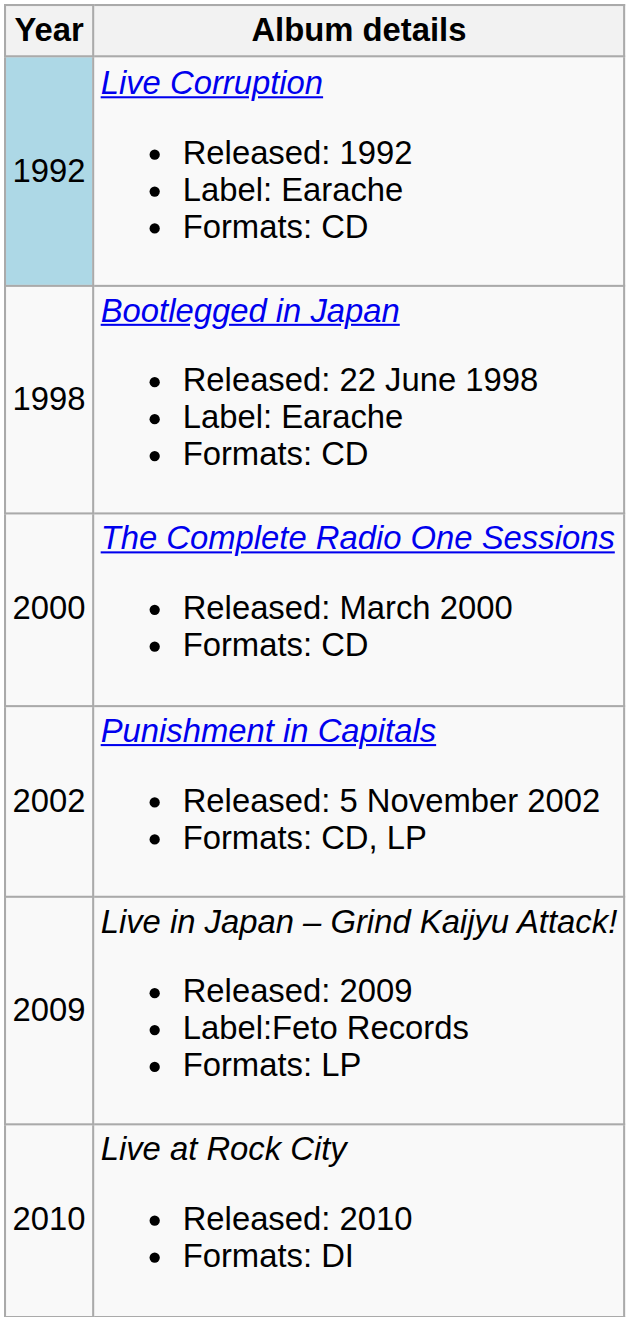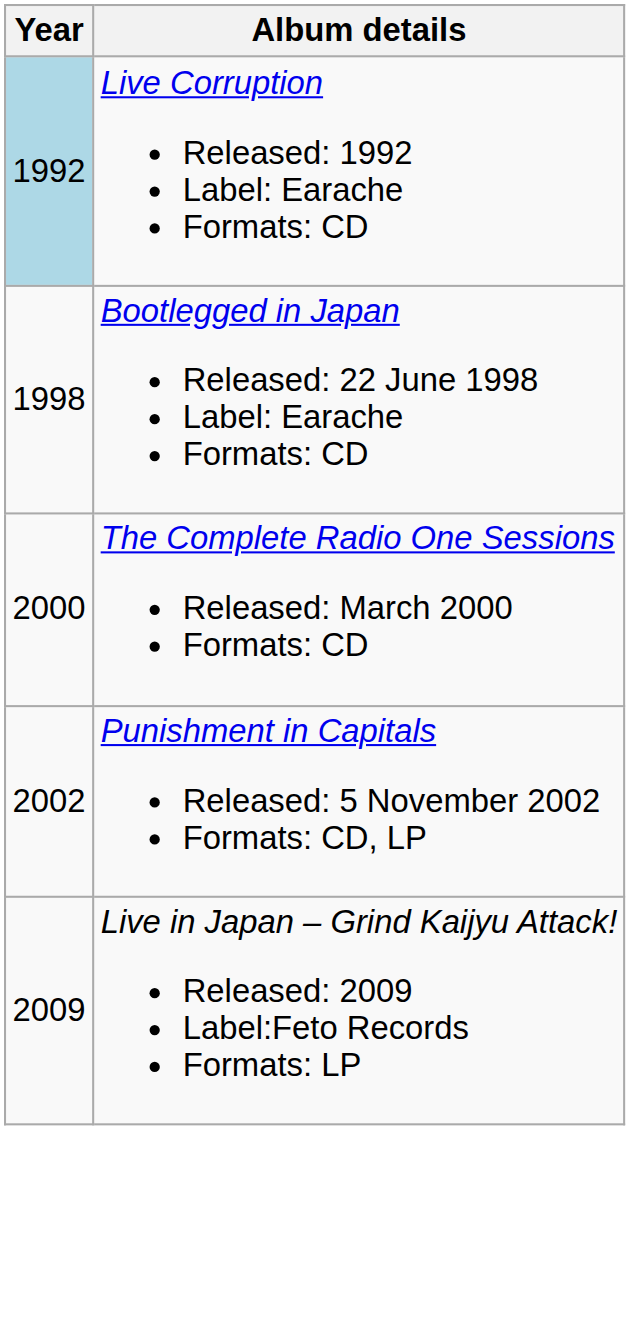- row: (359, 1204)
